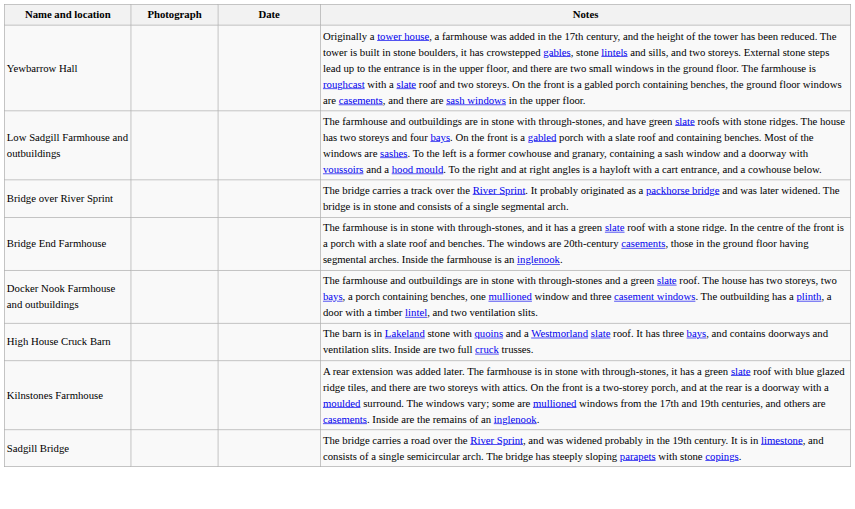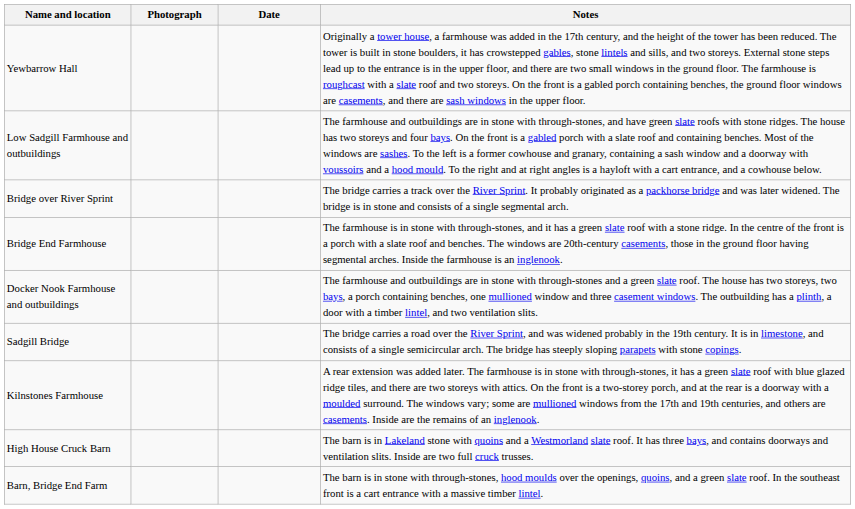rows swapped: (59, 342) <-> (38, 448)
+ row: (57, 485)
